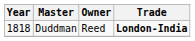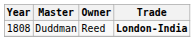(19, 29) 1818 -> (19, 29) 1808
